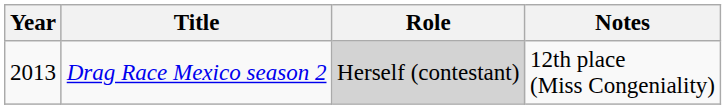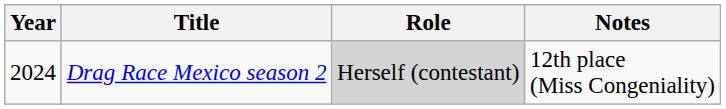(33, 72) 2013 -> (33, 72) 2024
